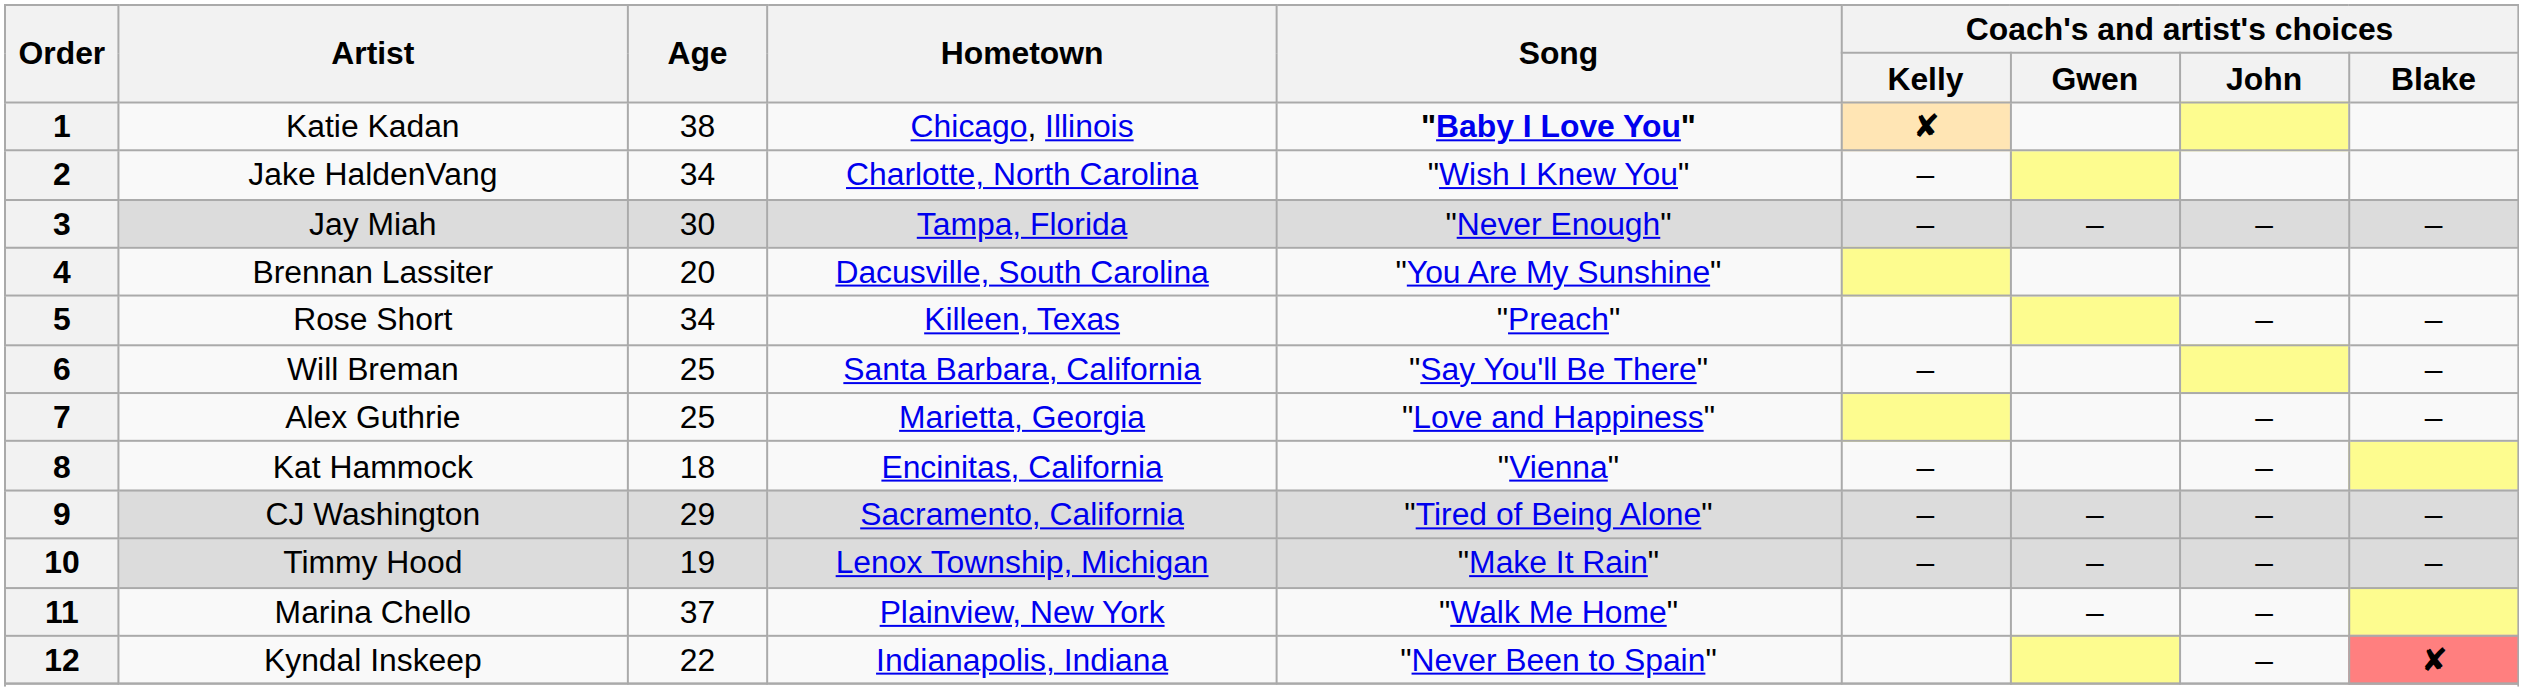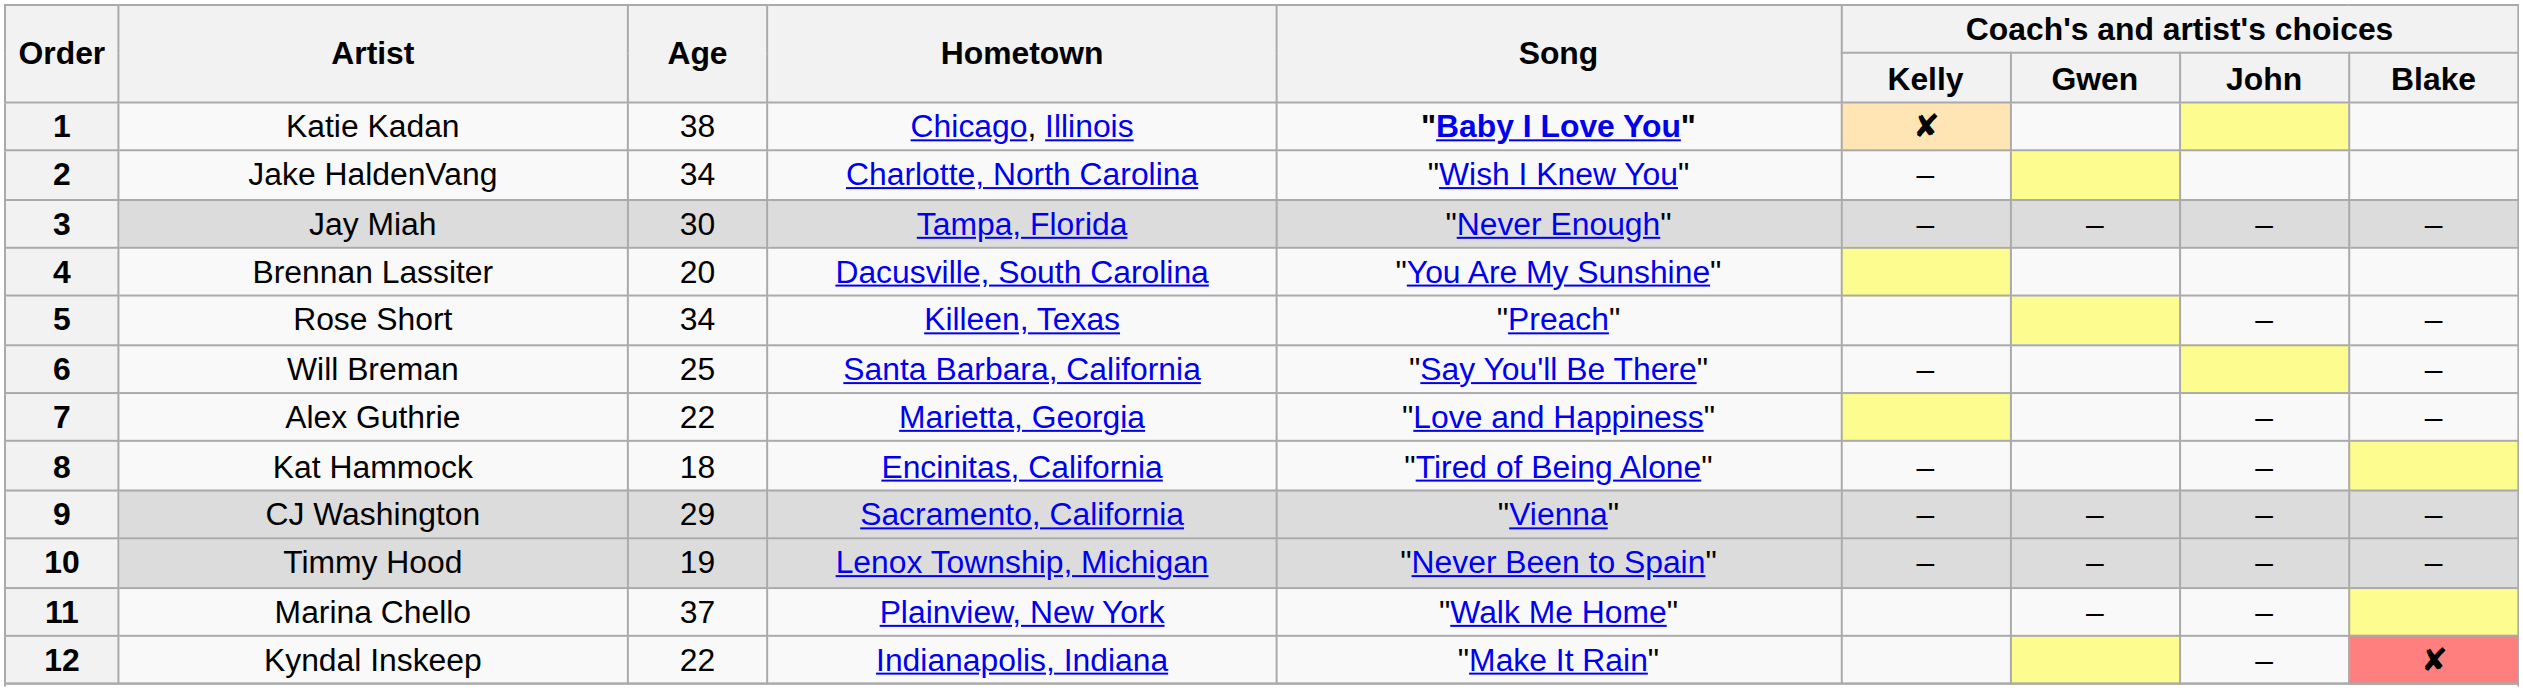(697, 417) 25 -> (697, 417) 22
(1558, 466) "Vienna" -> (1558, 466) "Tired of Being Alone"
(1558, 514) "Tired of Being Alone" -> (1558, 514) "Vienna"
(1558, 563) "Make It Rain" -> (1558, 563) "Never Been to Spain"
(1558, 660) "Never Been to Spain" -> (1558, 660) "Make It Rain"
